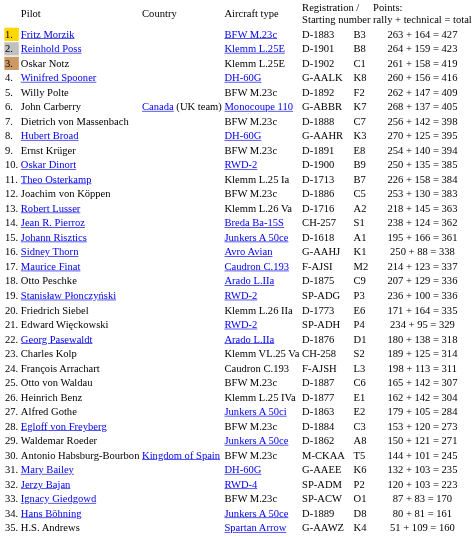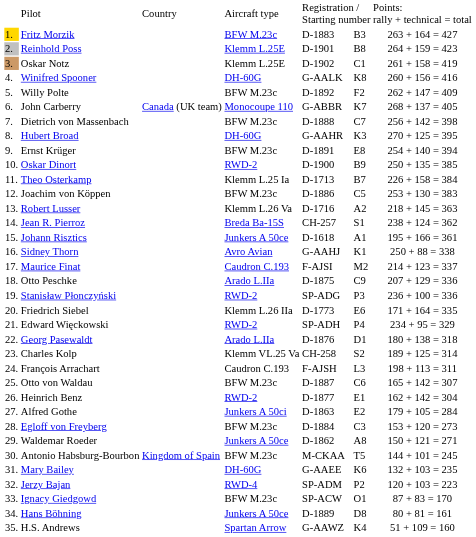(260, 397) Klemm L.25 IVa -> (241, 397) RWD-2
